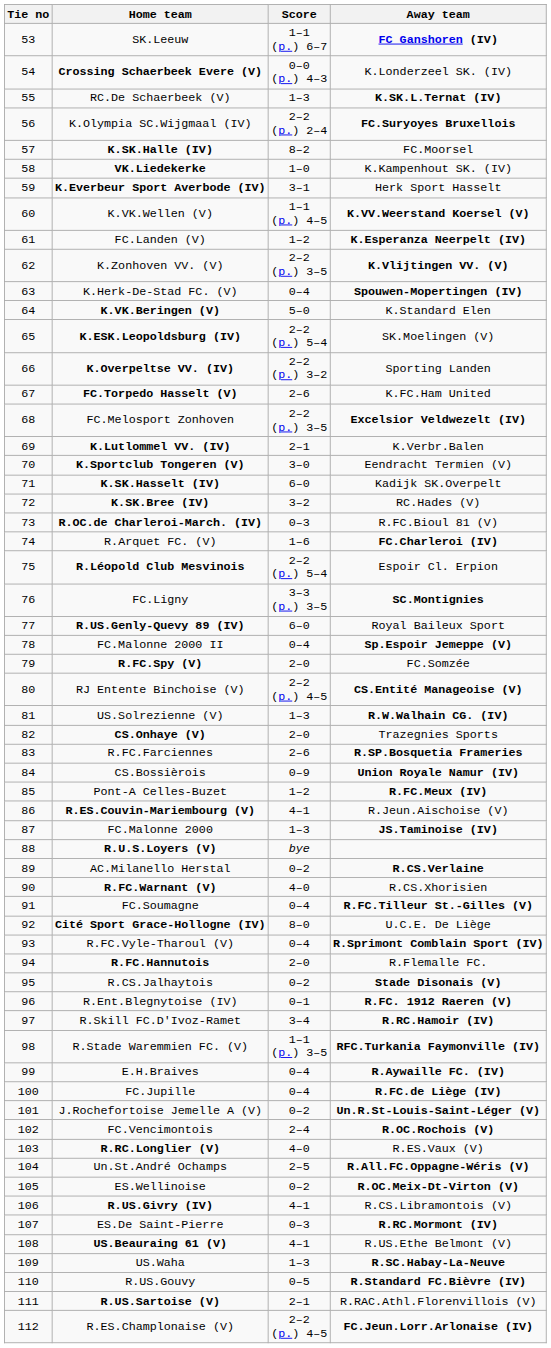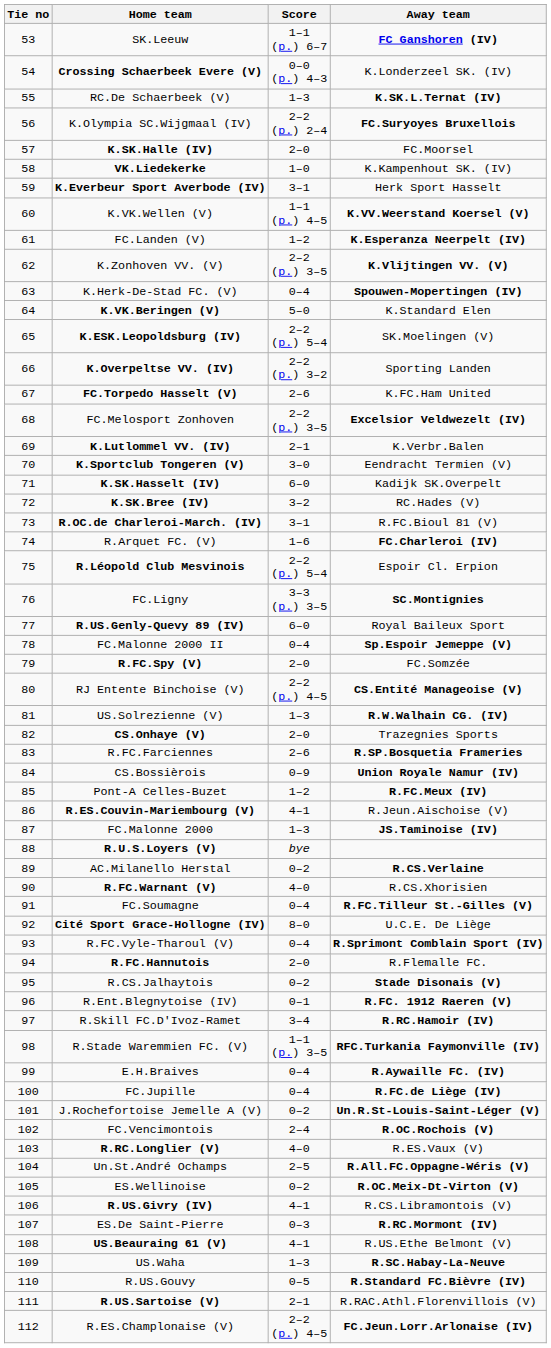(299, 150) 8–2 -> (299, 150) 2–0
(299, 522) 0–3 -> (299, 522) 3–1
